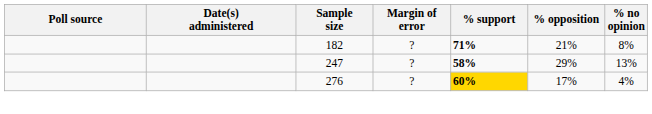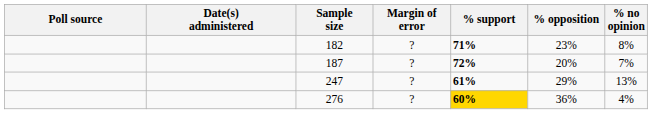(566, 44) 21% -> (566, 44) 23%
+ row: (334, 63)
(465, 63) 58% -> (465, 81) 61%
(566, 81) 17% -> (566, 99) 36%
